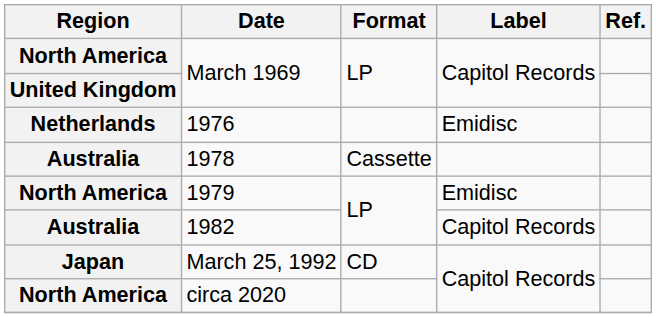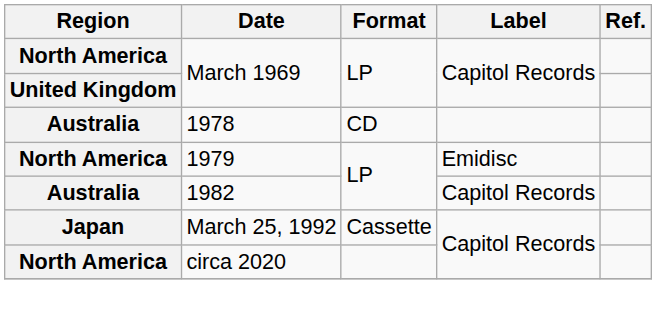- row: (93, 124)
(389, 158) Cassette -> (362, 124) CD
(362, 261) CD -> (389, 227) Cassette
